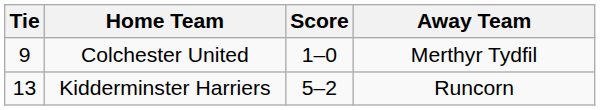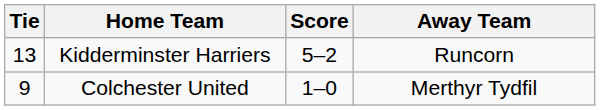rows swapped: (165, 54) <-> (165, 88)
